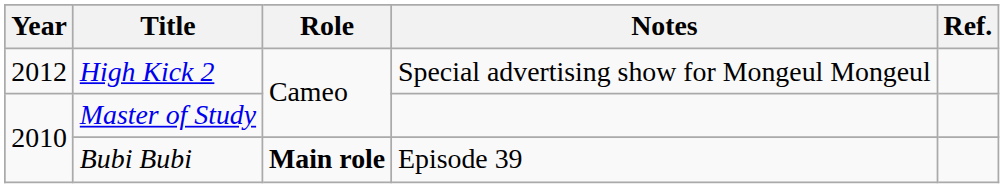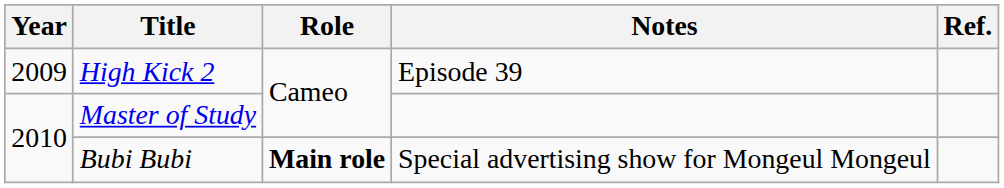(39, 70) 2012 -> (39, 70) 2009
(664, 70) Special advertising show for Mongeul Mongeul -> (460, 70) Episode 39
(460, 159) Episode 39 -> (664, 159) Special advertising show for Mongeul Mongeul
